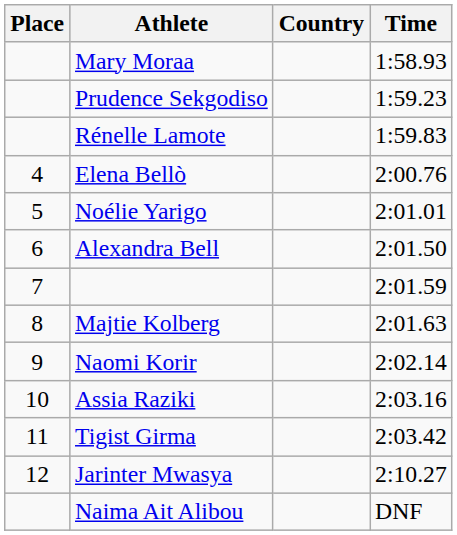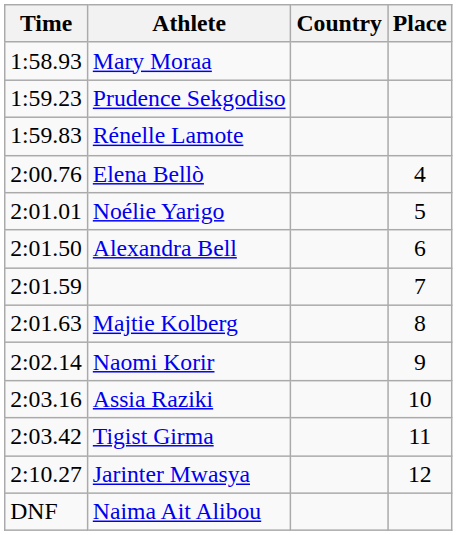columns swapped: (37, 23) <-> (411, 23)
